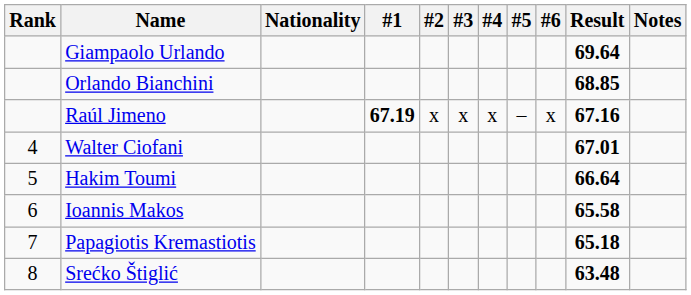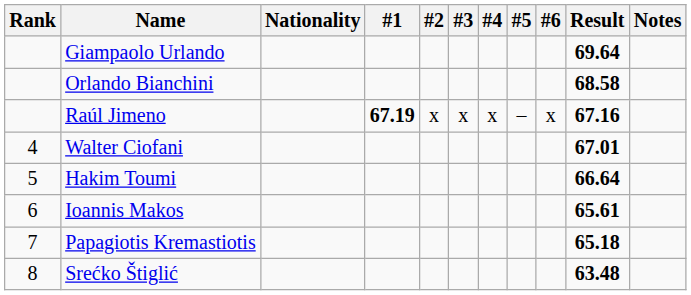(597, 83) 68.85 -> (597, 83) 68.58
(597, 210) 65.58 -> (597, 210) 65.61
